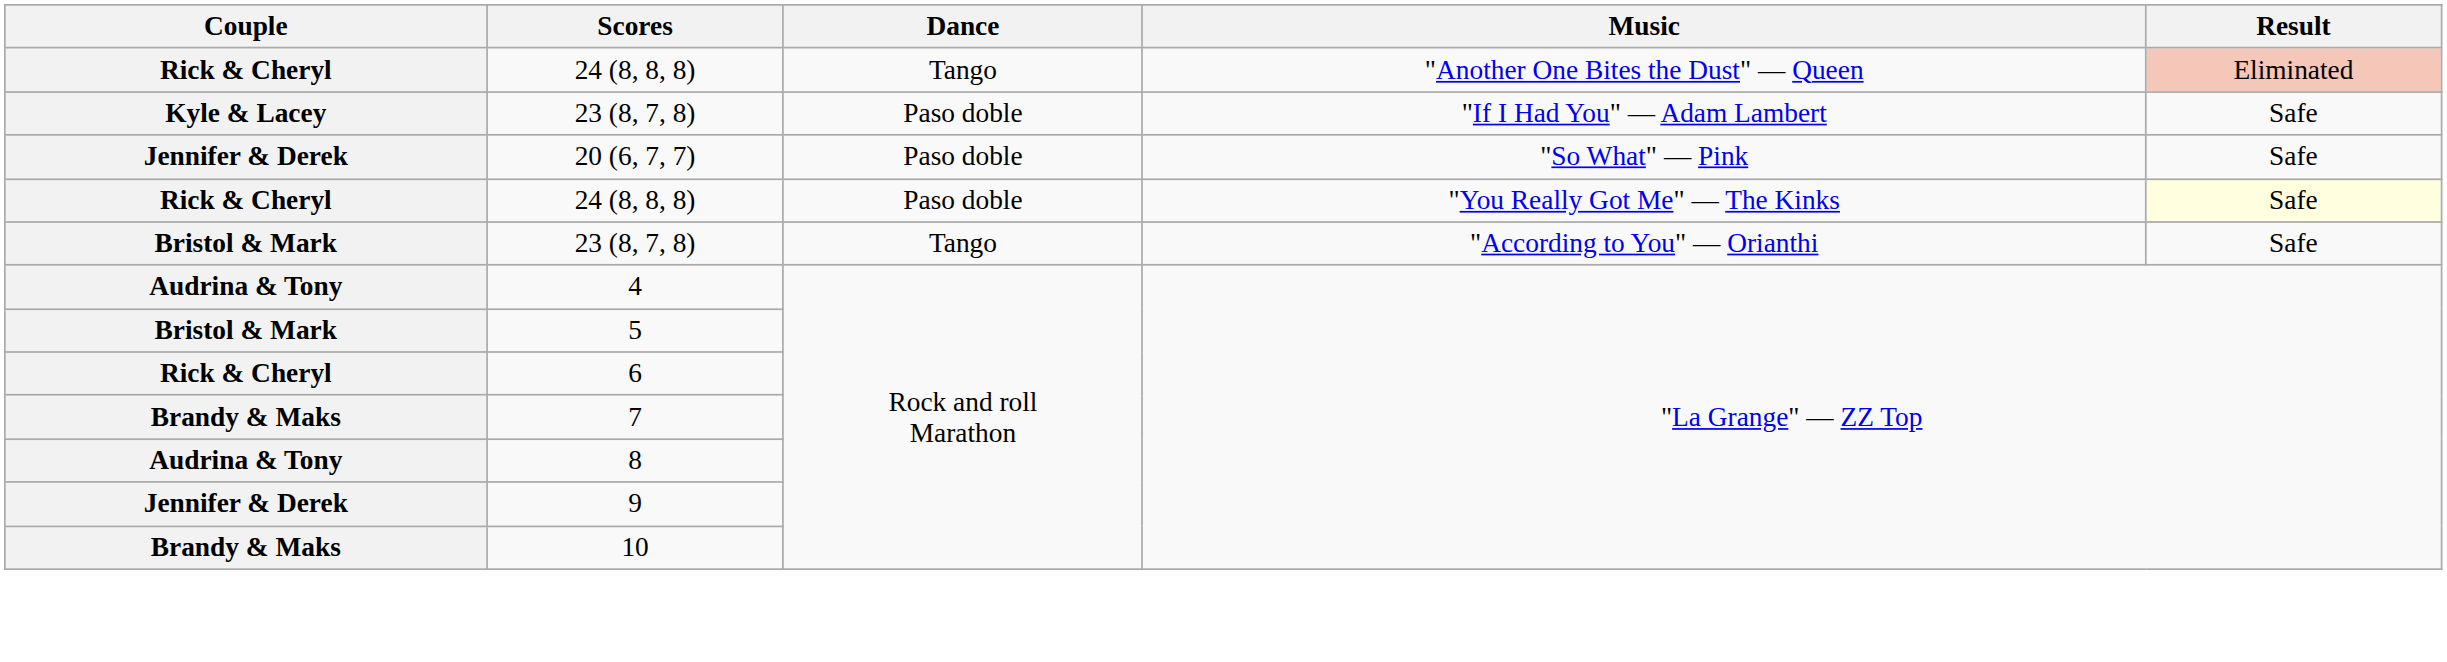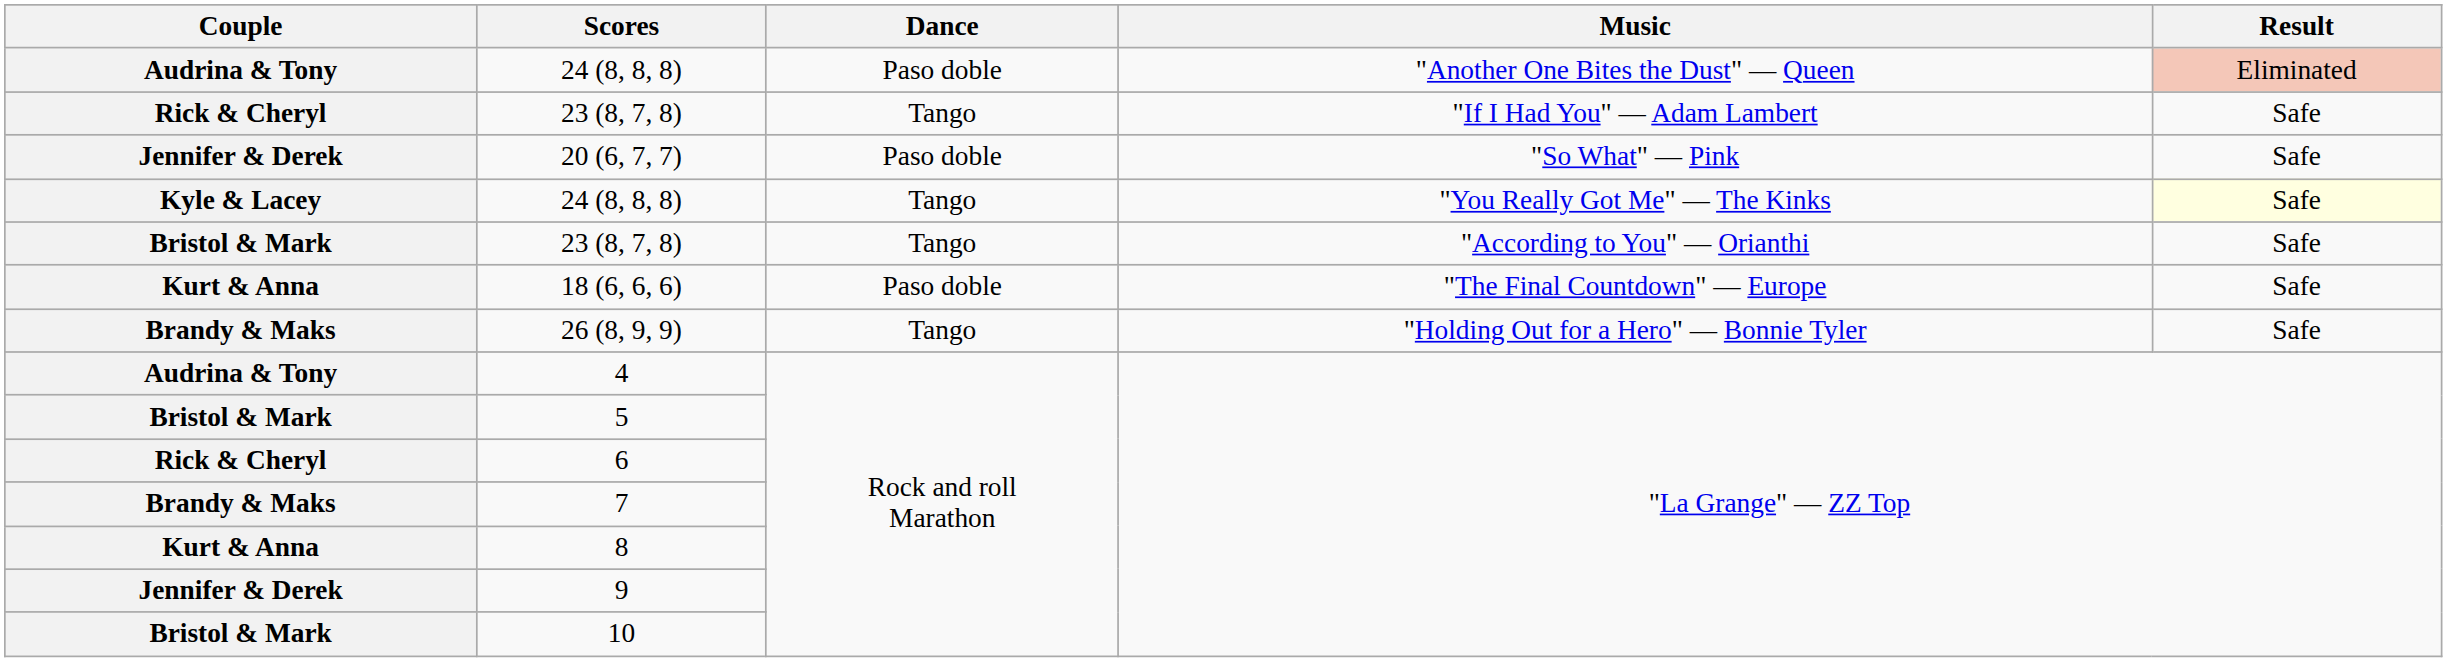(246, 69) Rick & Cheryl -> (241, 69) Audrina & Tony
(963, 69) Tango -> (942, 69) Paso doble
(246, 112) Kyle & Lacey -> (241, 112) Rick & Cheryl
(963, 112) Paso doble -> (942, 112) Tango
(246, 199) Rick & Cheryl -> (241, 199) Kyle & Lacey
(963, 199) Paso doble -> (942, 199) Tango
+ row: (621, 286)
+ row: (621, 329)
(246, 460) Audrina & Tony -> (241, 546) Kurt & Anna
(246, 546) Brandy & Maks -> (241, 633) Bristol & Mark
